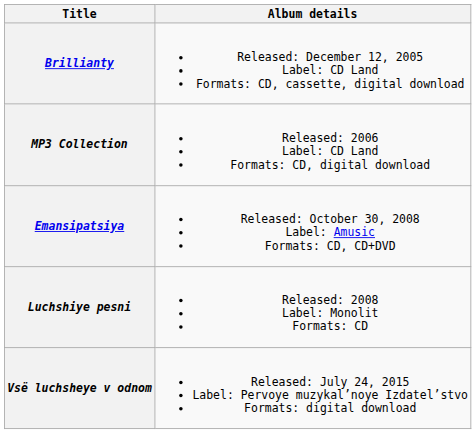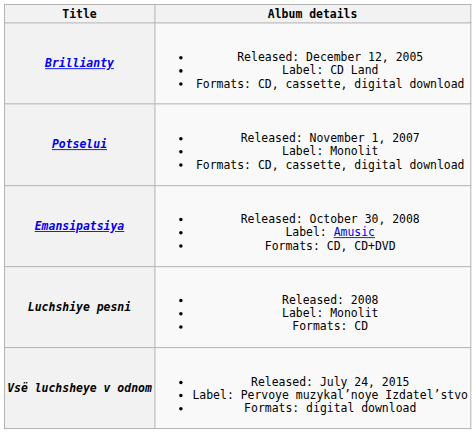- row: (79, 145)
+ row: (79, 145)
